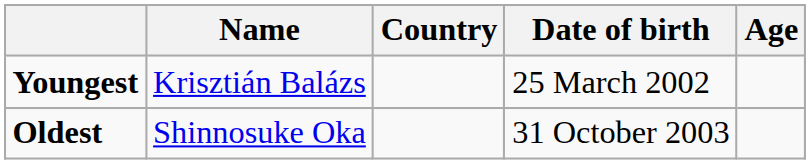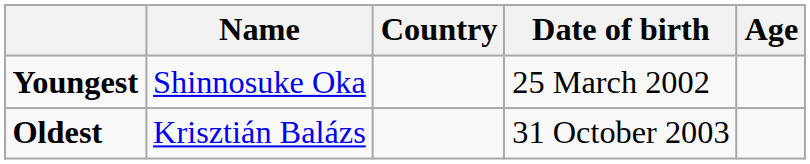(259, 81) Krisztián Balázs -> (259, 81) Shinnosuke Oka
(259, 132) Shinnosuke Oka -> (259, 132) Krisztián Balázs
